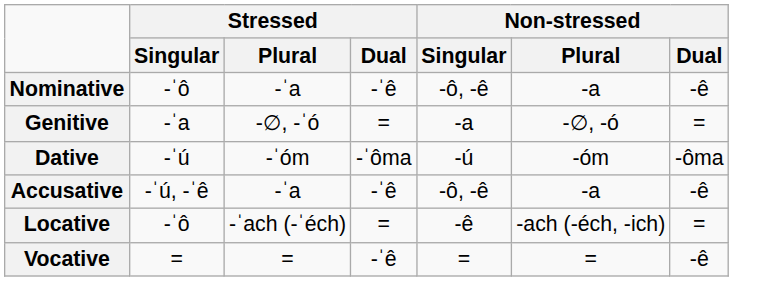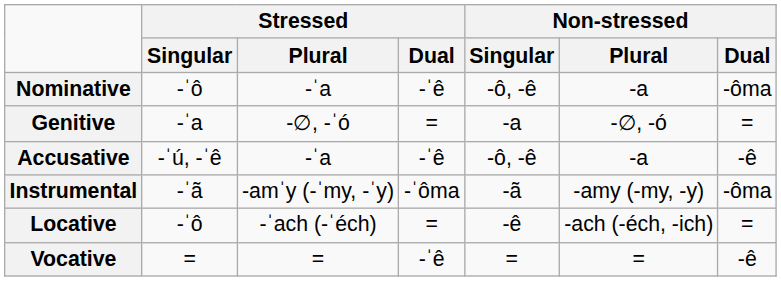(699, 88) -ê -> (747, 88) -ôma
- row: (67, 157)
+ row: (73, 191)
